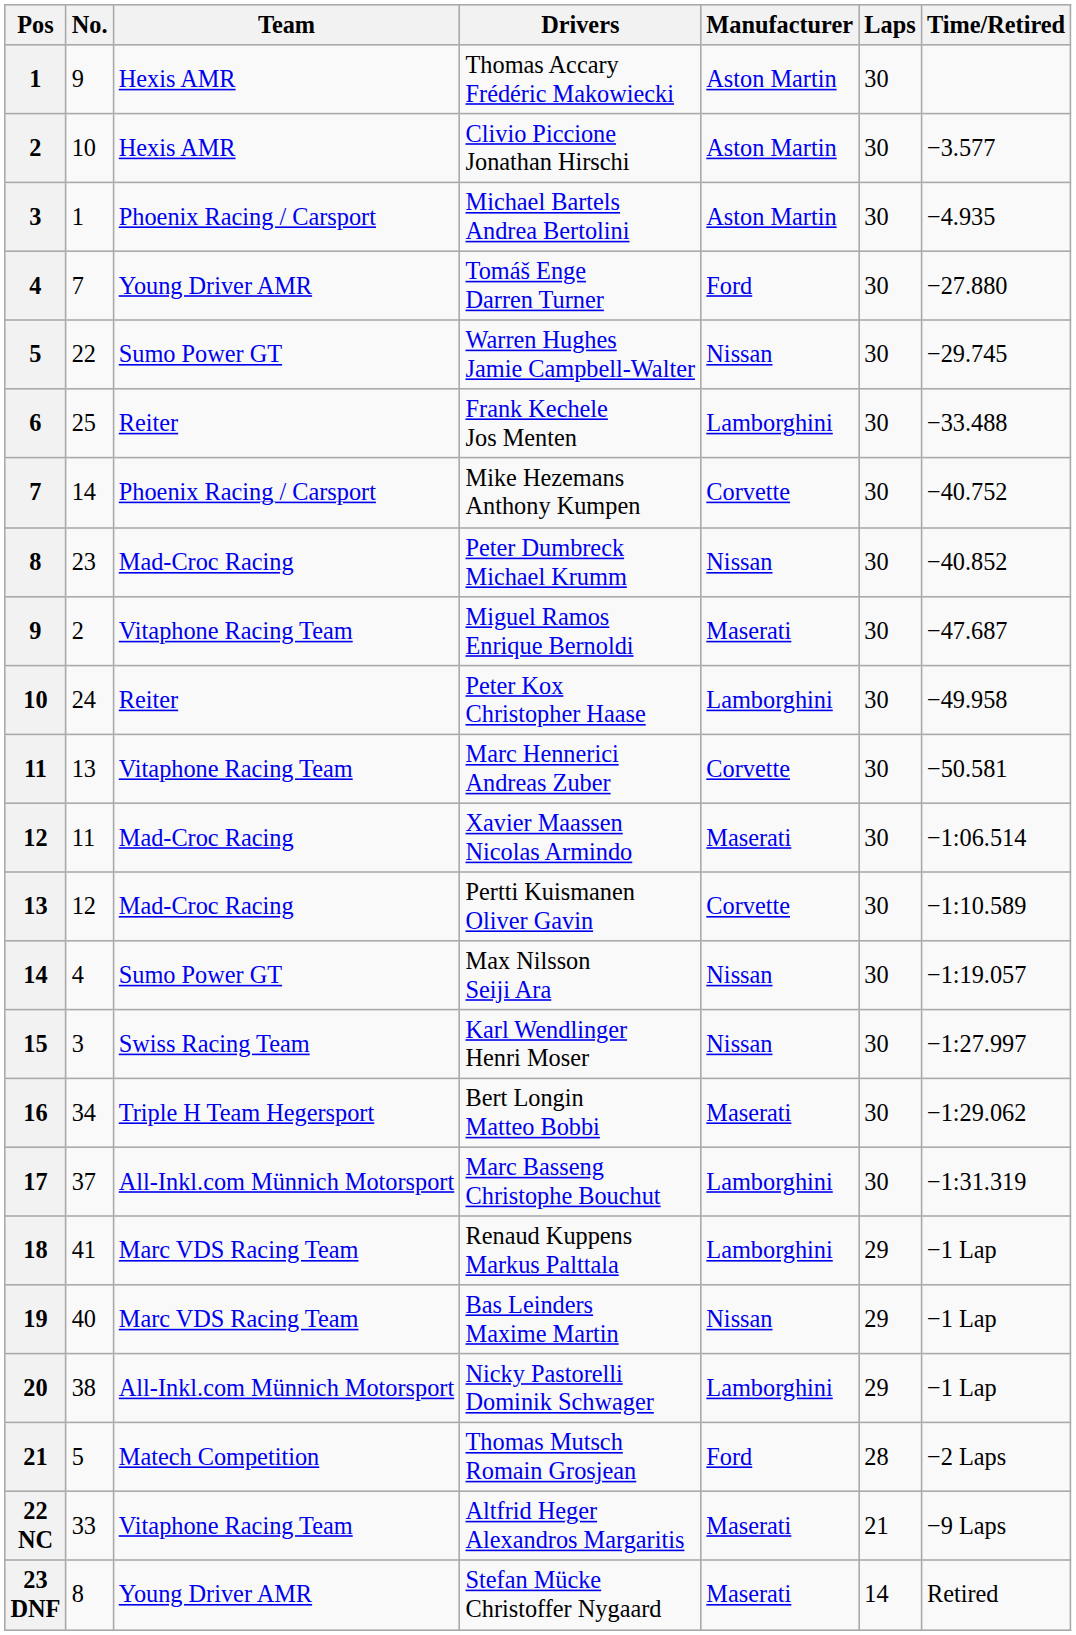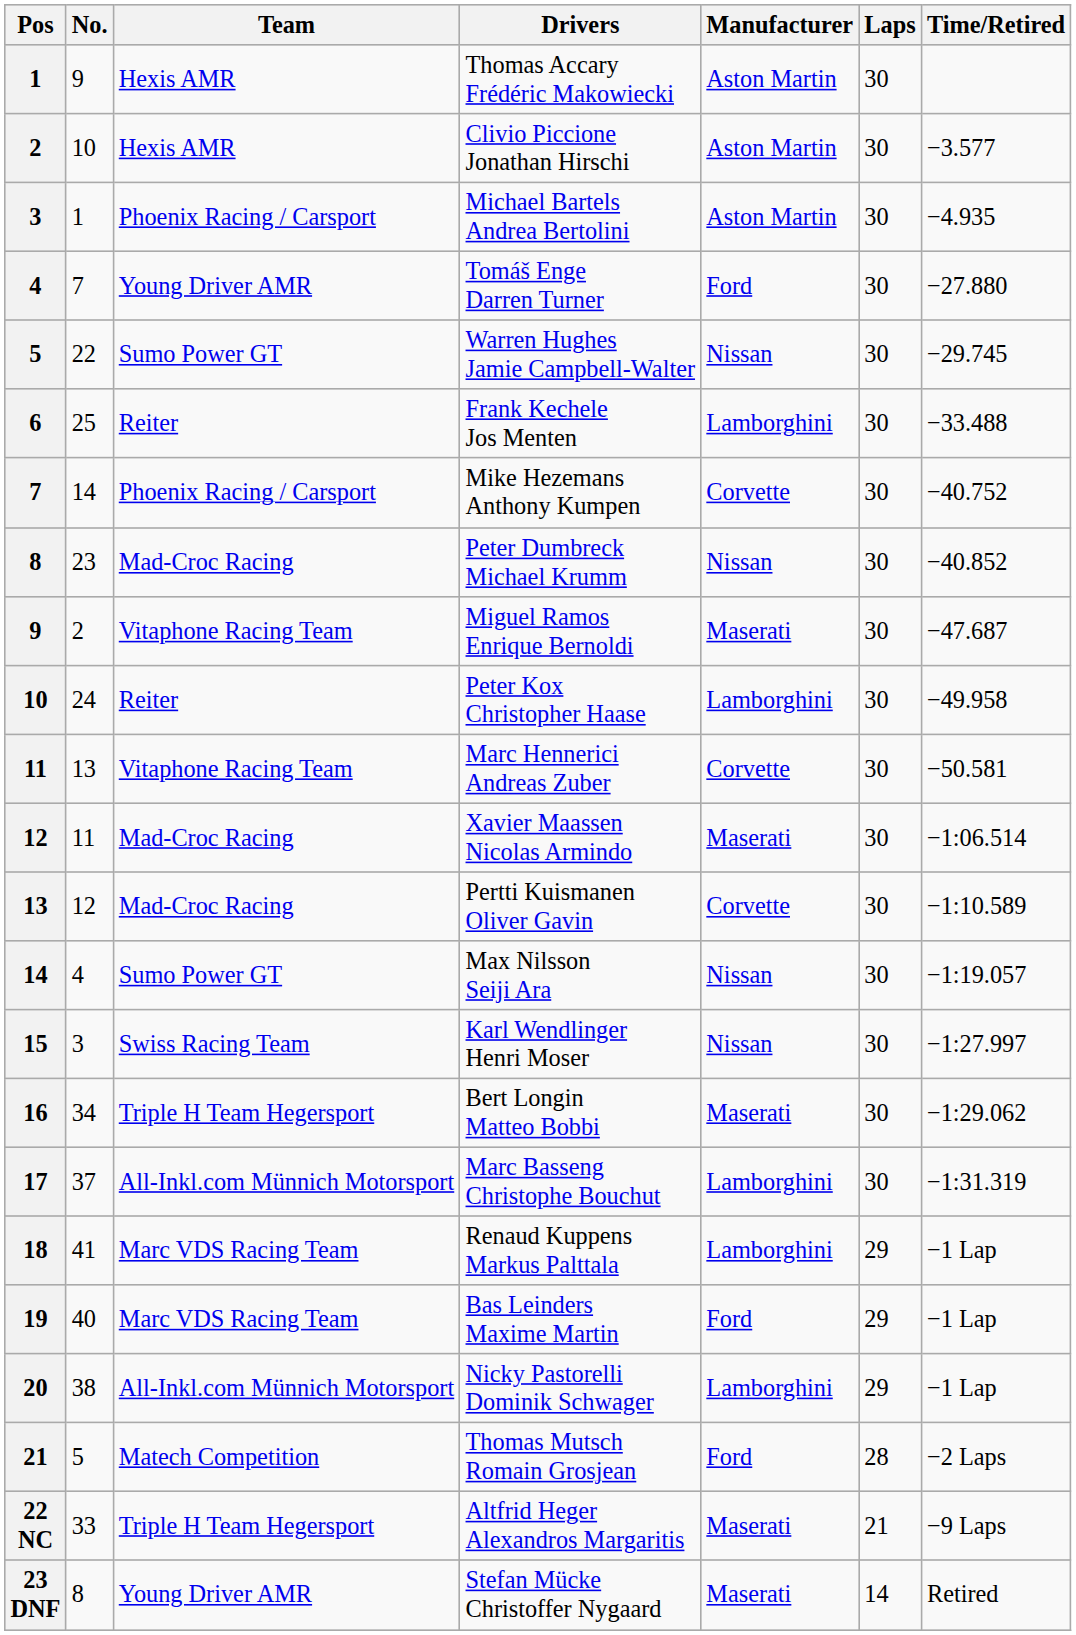(739, 1319) Nissan -> (729, 1319) Ford
(236, 1526) Vitaphone Racing Team -> (247, 1526) Triple H Team Hegersport
